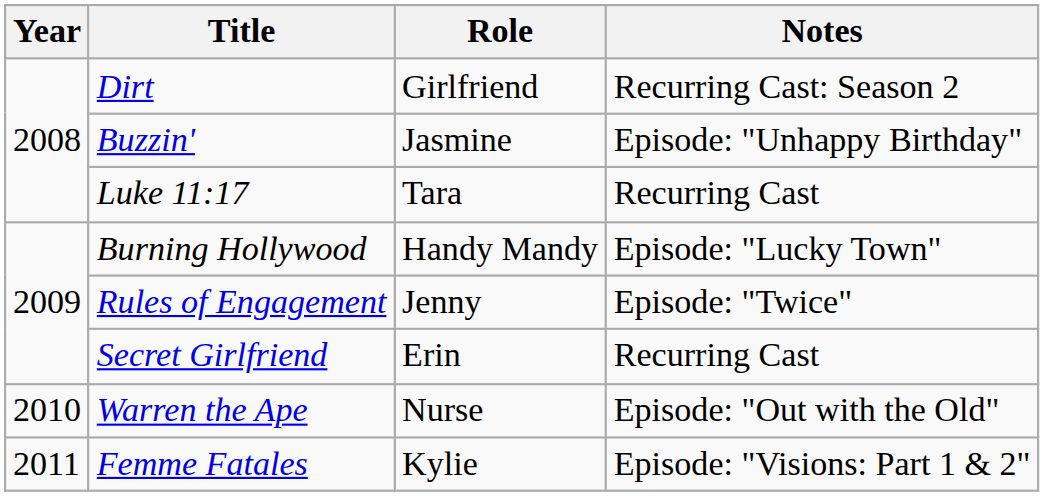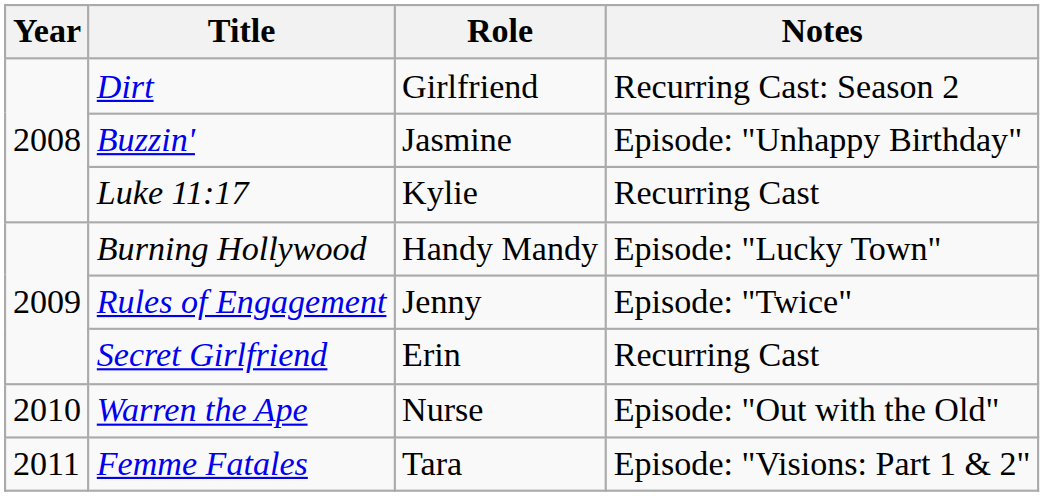(432, 193) Tara -> (440, 193) Kylie
(440, 463) Kylie -> (432, 463) Tara
